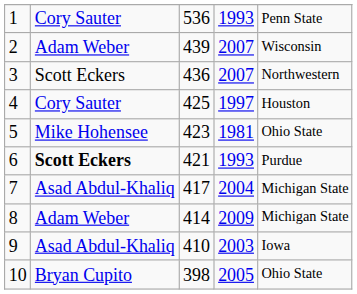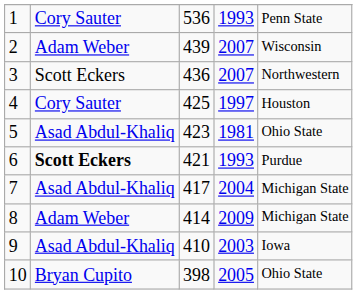(91, 132) Mike Hohensee -> (105, 132) Asad Abdul-Khaliq
